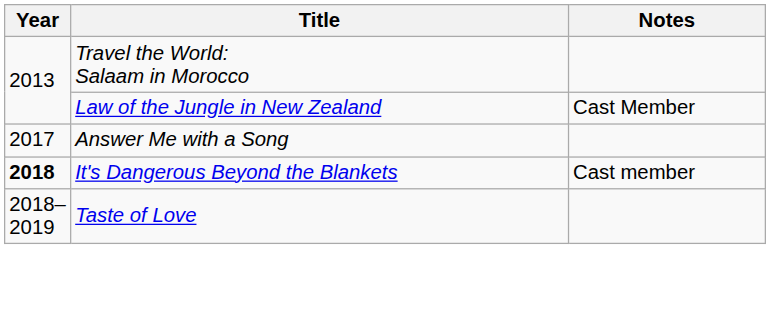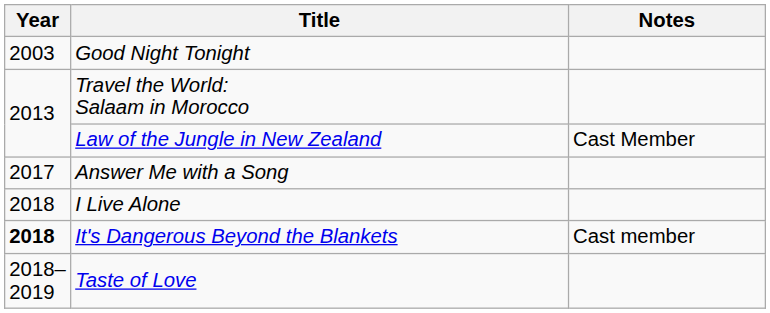+ row: (162, 52)
+ row: (128, 204)
